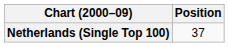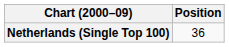(198, 32) 37 -> (198, 32) 36
